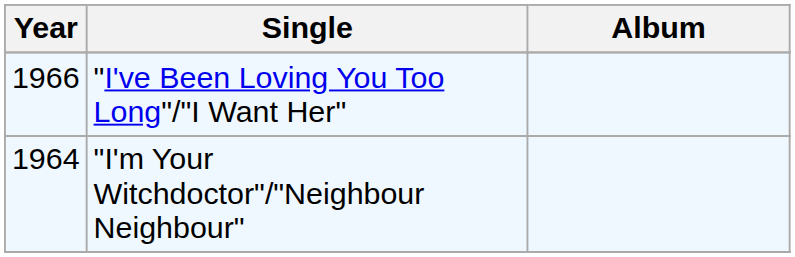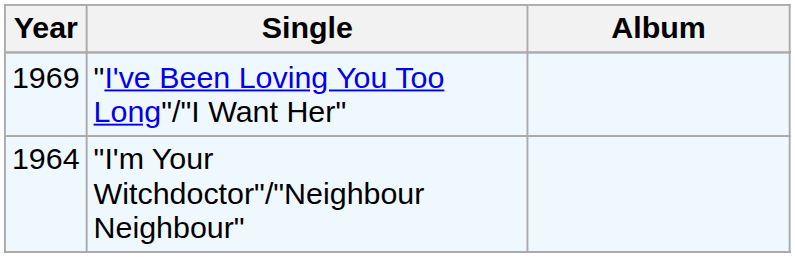(46, 76) 1966 -> (46, 76) 1969
